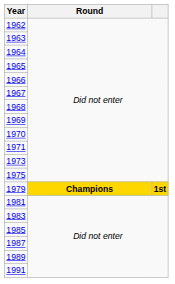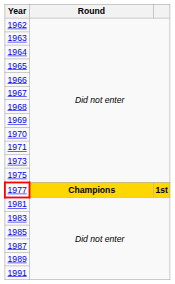+ row: (17, 190)
- row: (16, 189)
